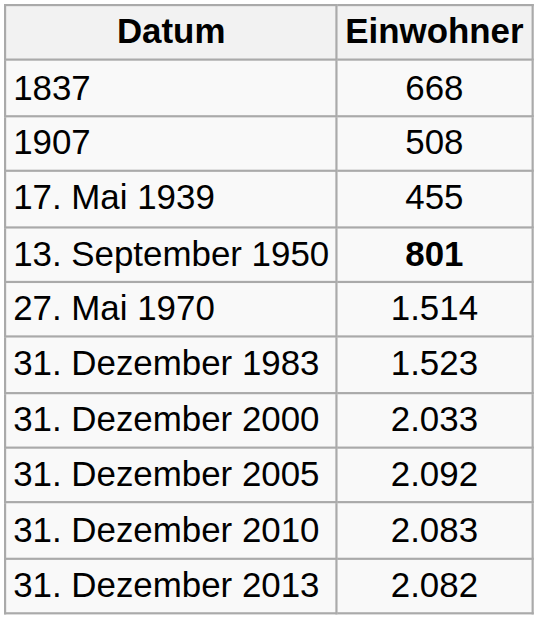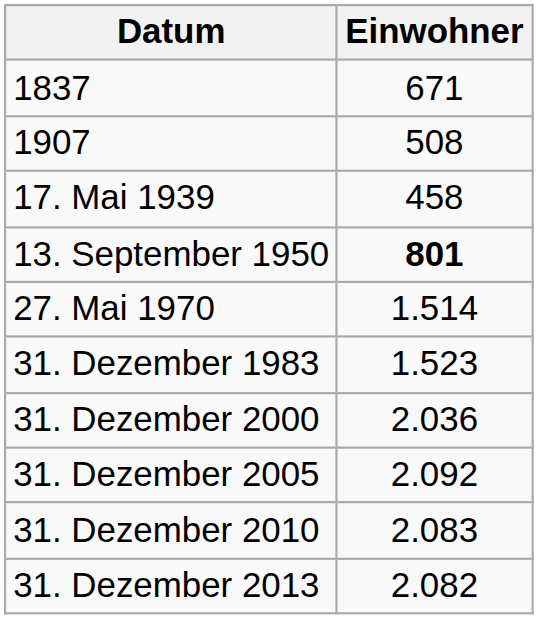(434, 87) 668 -> (434, 87) 671
(434, 198) 455 -> (434, 198) 458
(434, 419) 2.033 -> (434, 419) 2.036
